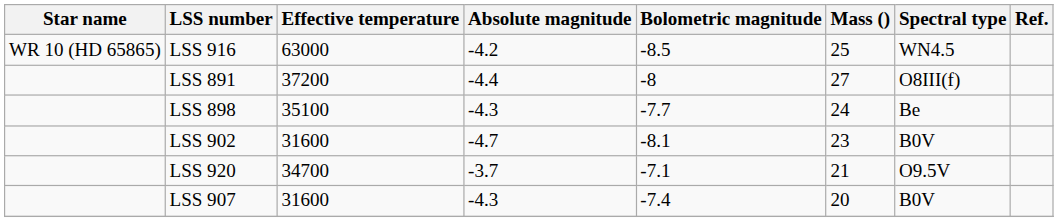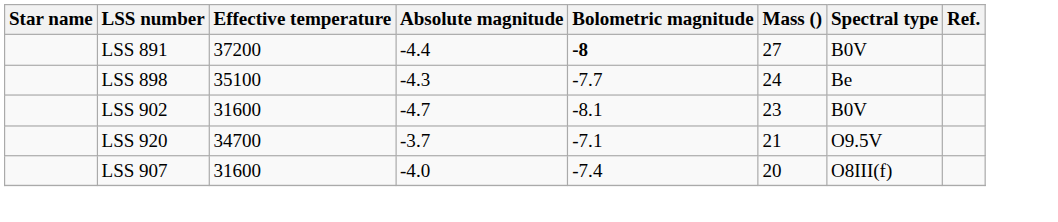- row: (203, 49)
(648, 79) normal -> (580, 49) bold
(930, 79) O8III(f) -> (849, 49) B0V
(483, 200) -4.3 -> (415, 170) -4.0
(917, 200) B0V -> (862, 170) O8III(f)
